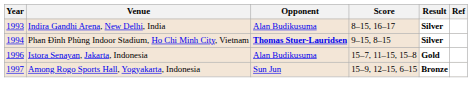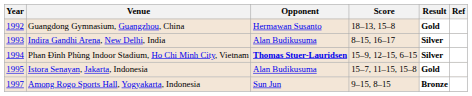+ row: (106, 26)
(371, 41) 9–15, 8–15 -> (384, 55) 15–9, 12–15, 6–15
(15, 55) 1996 -> (15, 70) 1995
(384, 70) 15–9, 12–15, 6–15 -> (371, 84) 9–15, 8–15
